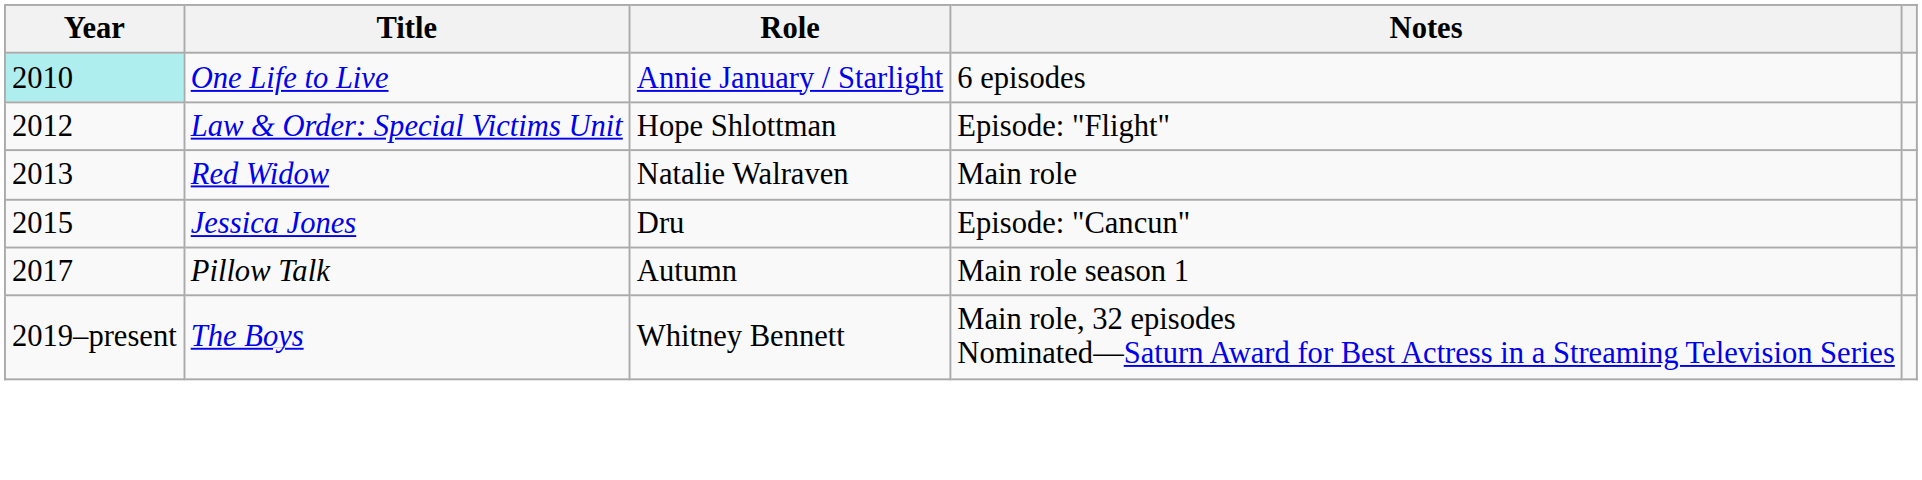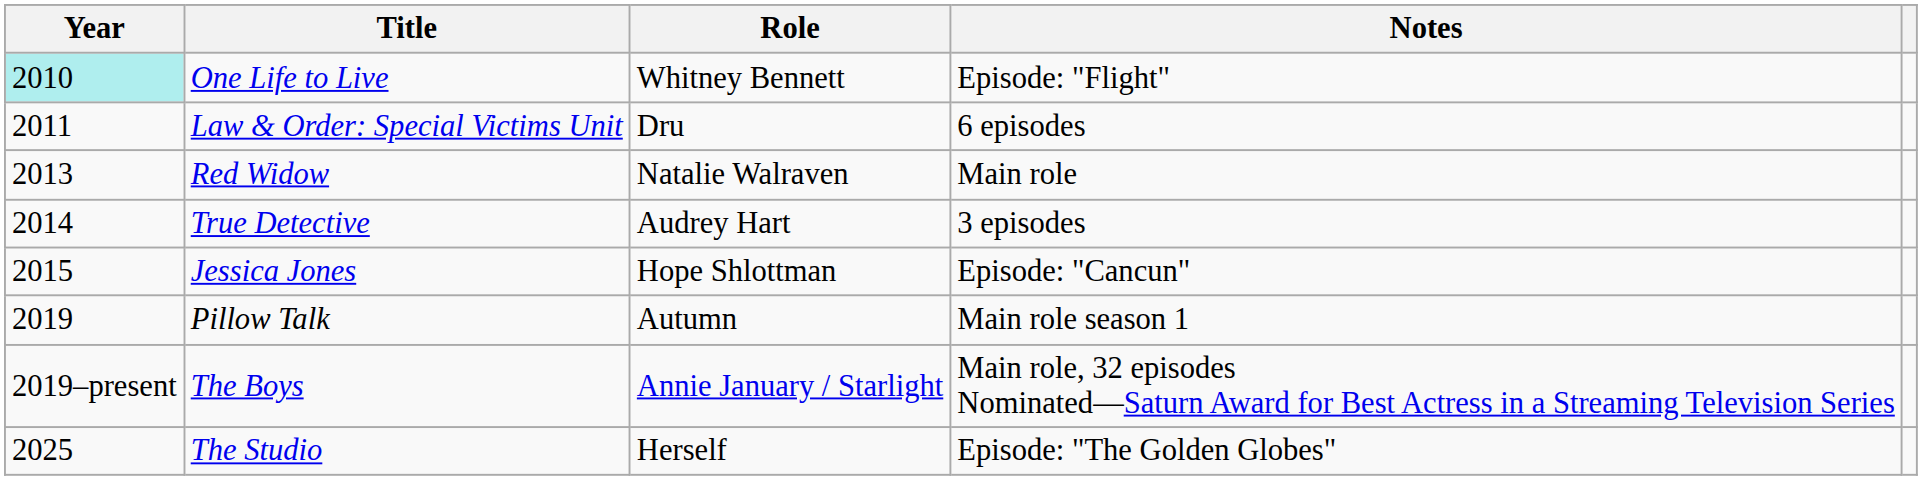(790, 77) Annie January / Starlight -> (741, 77) Whitney Bennett
(1021, 77) 6 episodes -> (1064, 77) Episode: "Flight"
(43, 125) 2012 -> (42, 125) 2011
(737, 125) Hope Shlottman -> (661, 125) Dru
(1064, 125) Episode: "Flight" -> (1021, 125) 6 episodes
+ row: (280, 222)
(661, 222) Dru -> (737, 271) Hope Shlottman
(43, 271) 2017 -> (43, 319) 2019
(741, 336) Whitney Bennett -> (790, 385) Annie January / Starlight
+ row: (257, 450)
